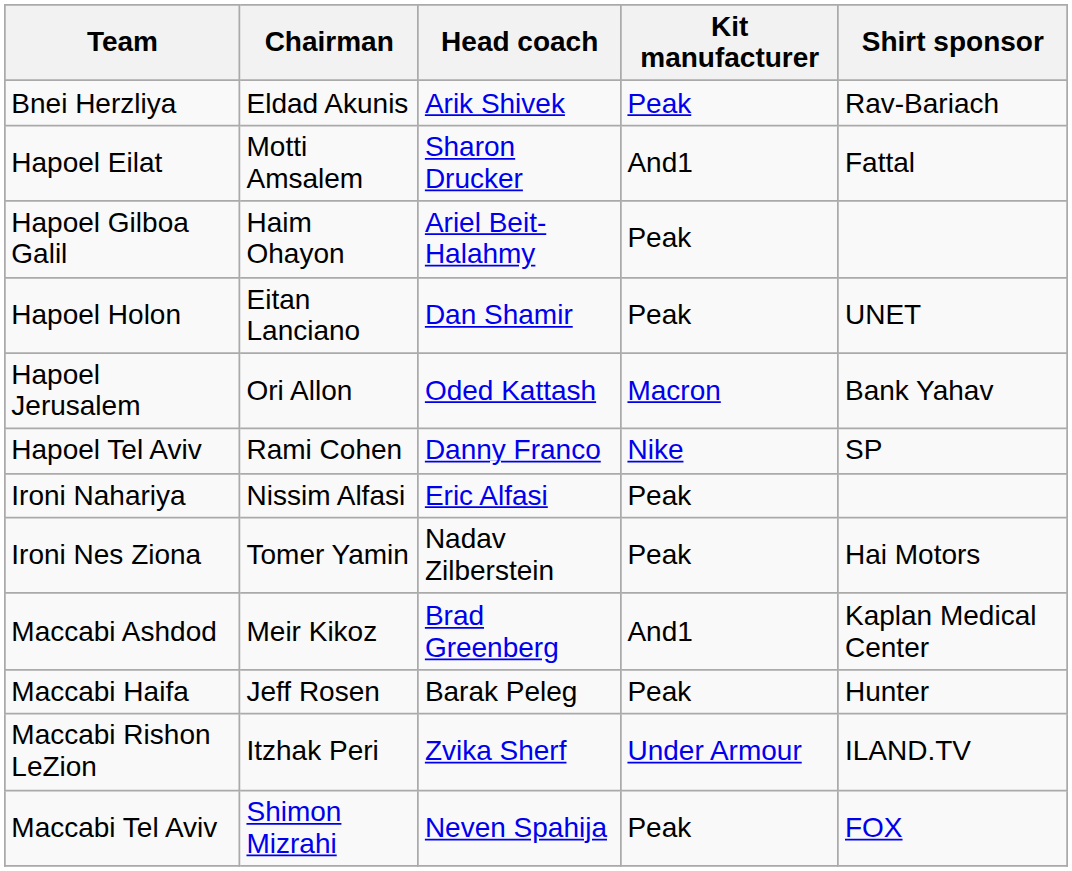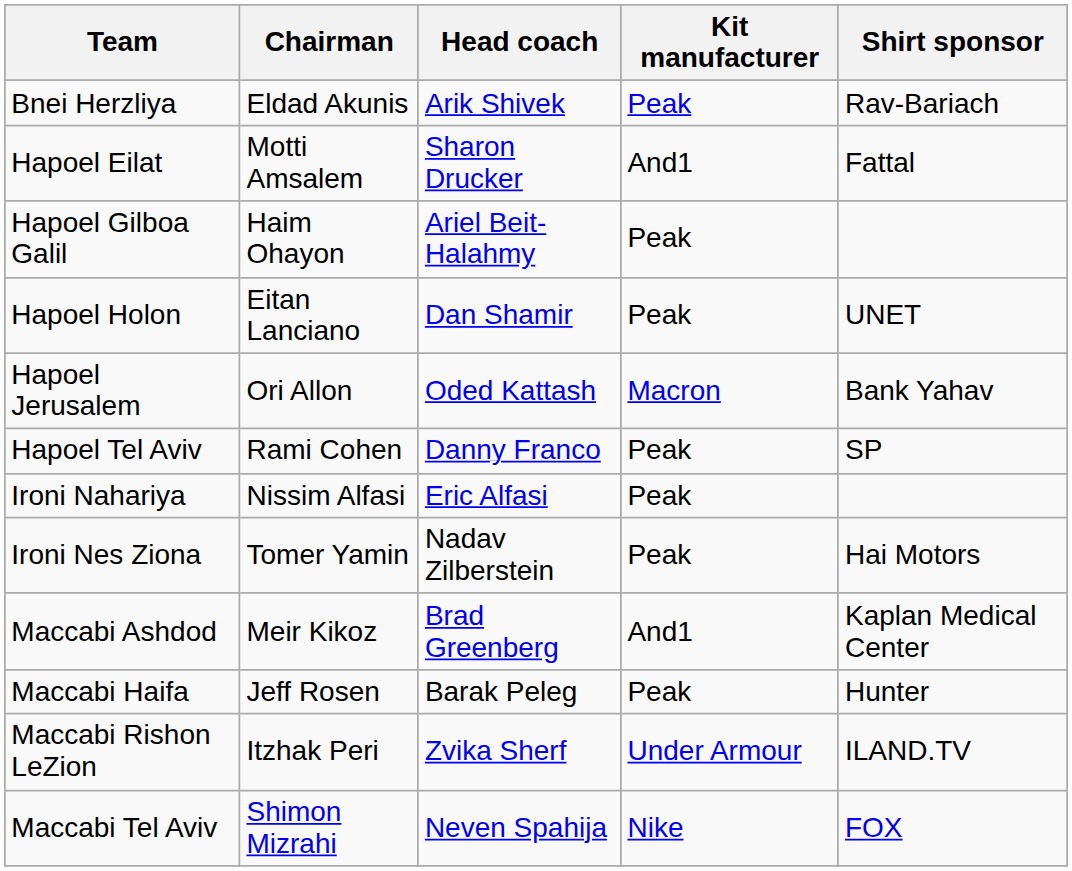(655, 450) Nike -> (659, 450) Peak
(659, 827) Peak -> (655, 827) Nike
